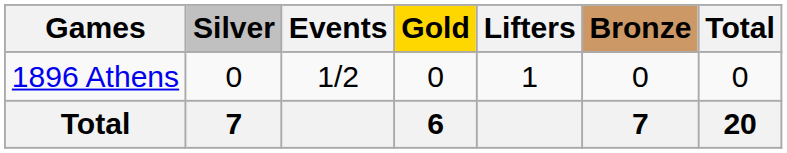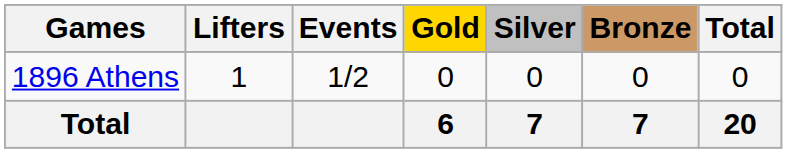columns swapped: (530, 28) <-> (234, 28)
